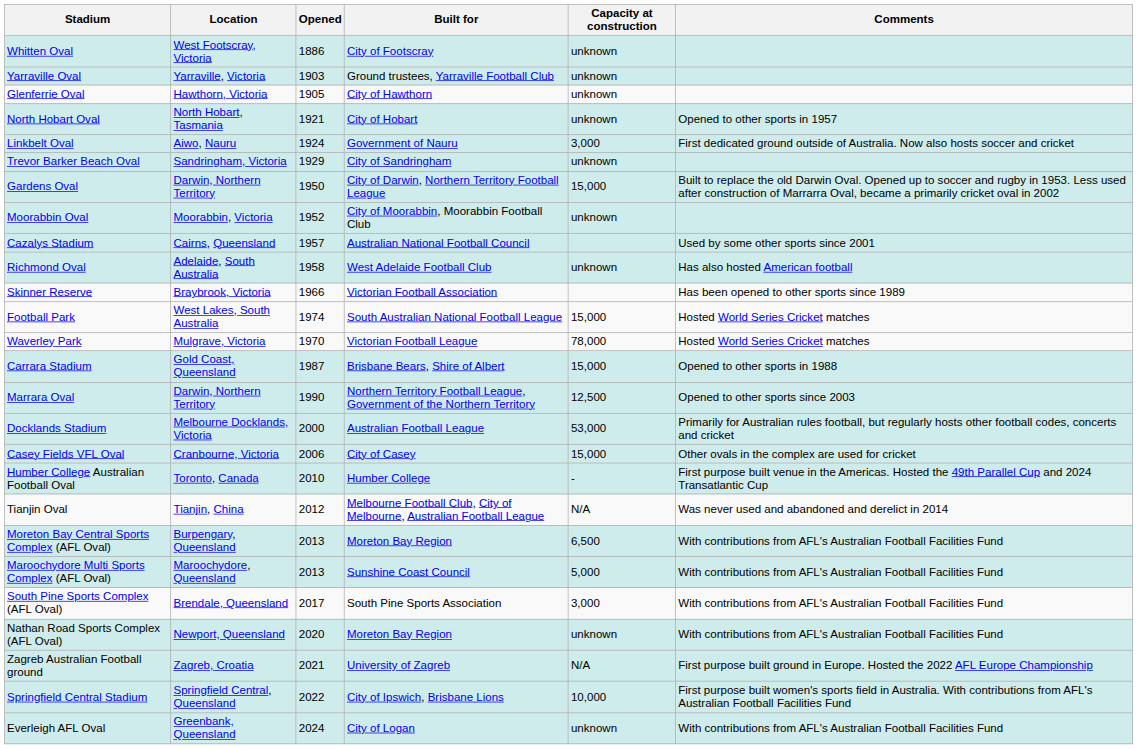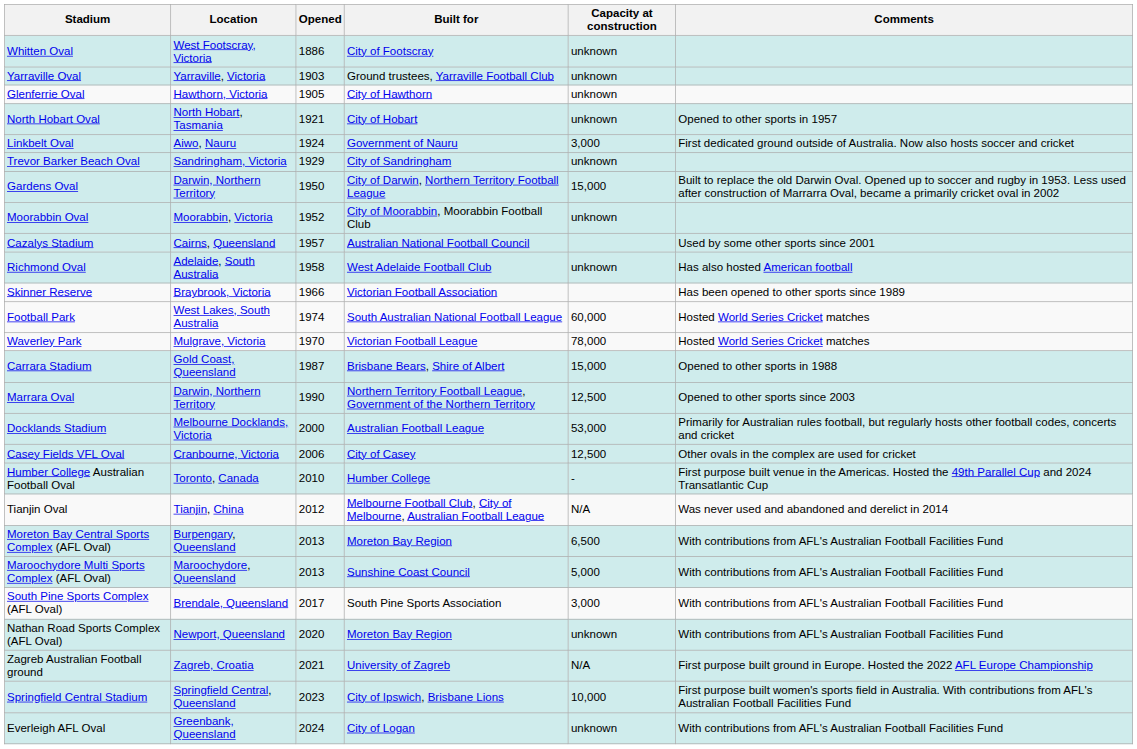(589, 317) 15,000 -> (589, 317) 60,000
(589, 453) 15,000 -> (589, 453) 12,500
(312, 697) 2022 -> (312, 697) 2023
